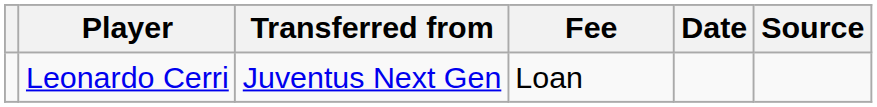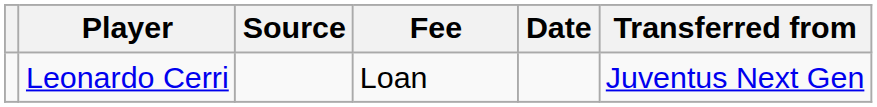columns swapped: (372, 28) <-> (813, 28)
